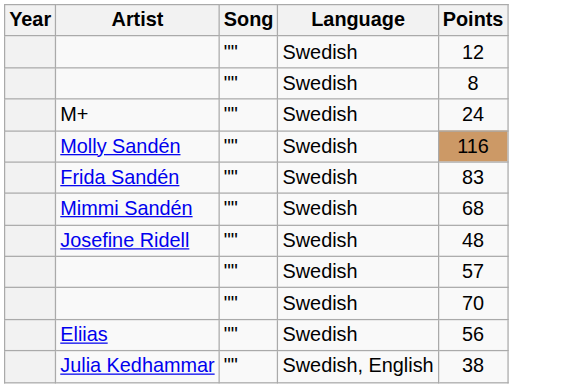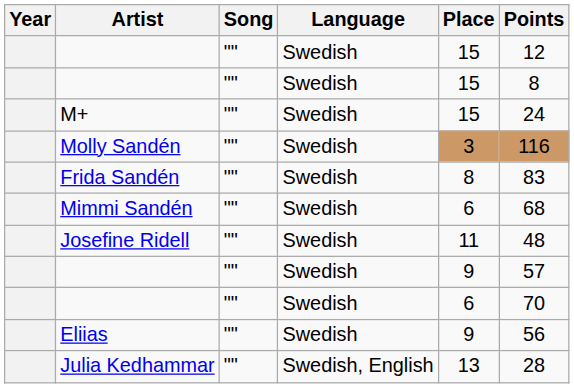+ column: (469, 20)
(473, 366) 38 -> (534, 366) 28
